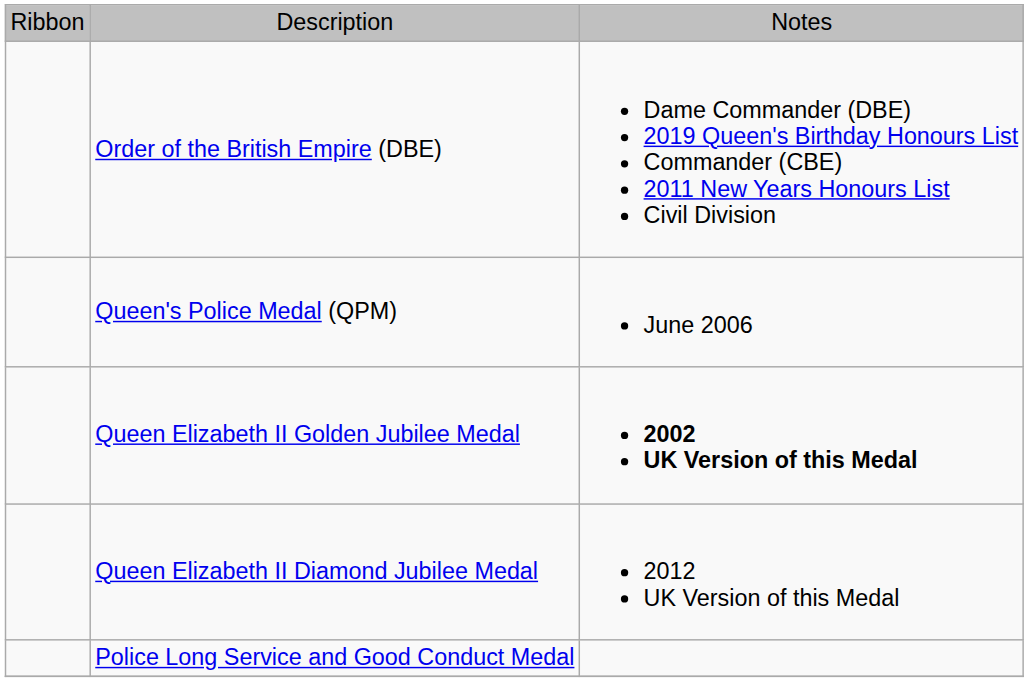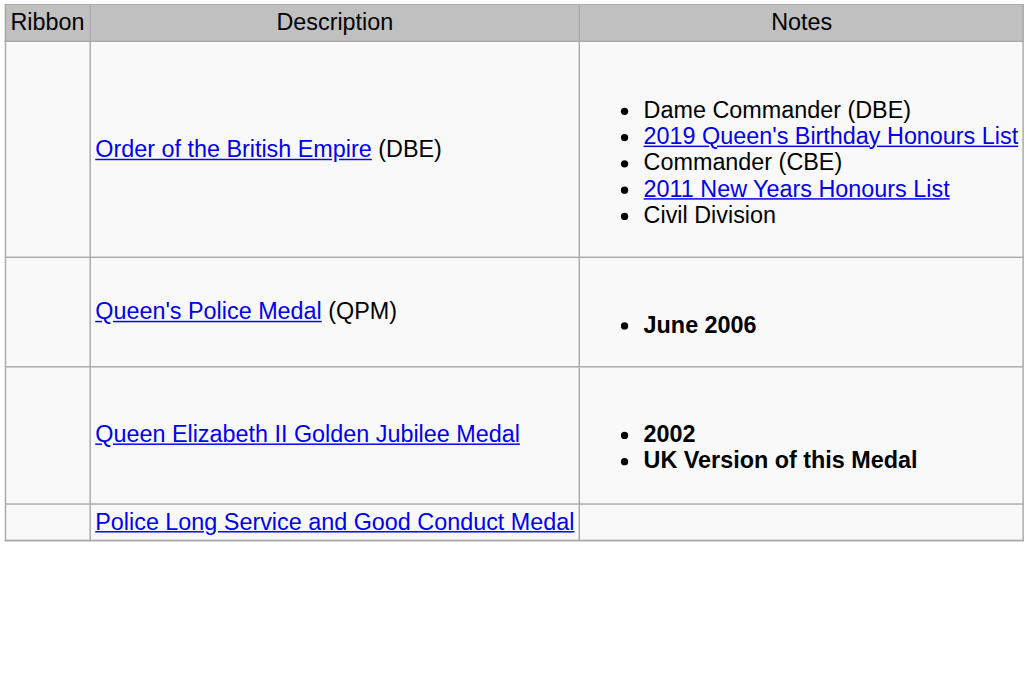(802, 325) normal -> (802, 325) bold
- row: (317, 571)
